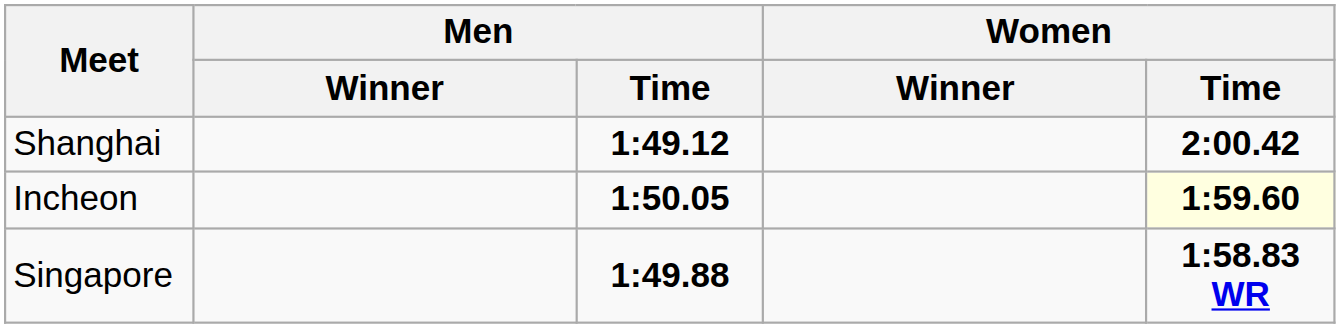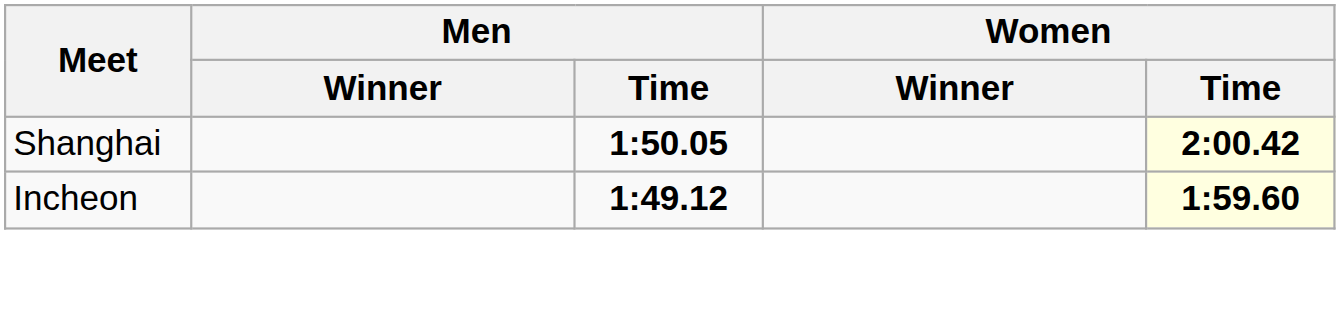(670, 143) 1:49.12 -> (669, 143) 1:50.05
(1241, 143) no background -> (1241, 143) lightyellow background
(670, 198) 1:50.05 -> (669, 198) 1:49.12
- row: (93, 274)
